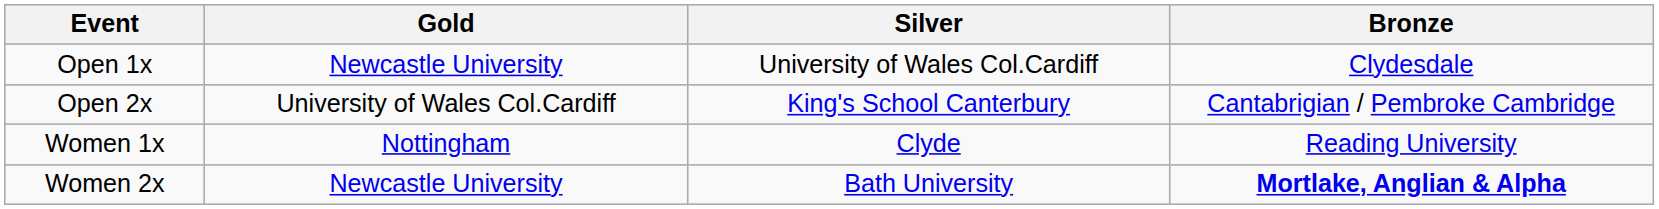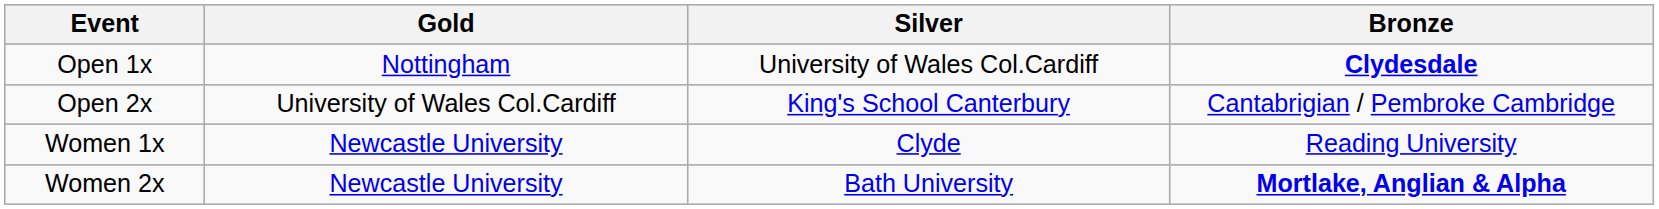(446, 64) Newcastle University -> (446, 64) Nottingham
(1411, 64) normal -> (1411, 64) bold
(446, 143) Nottingham -> (446, 143) Newcastle University
